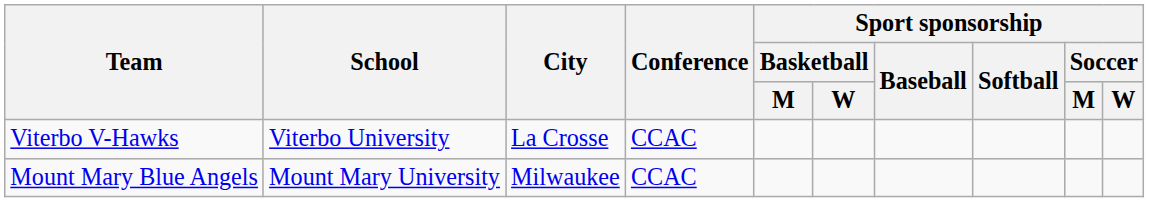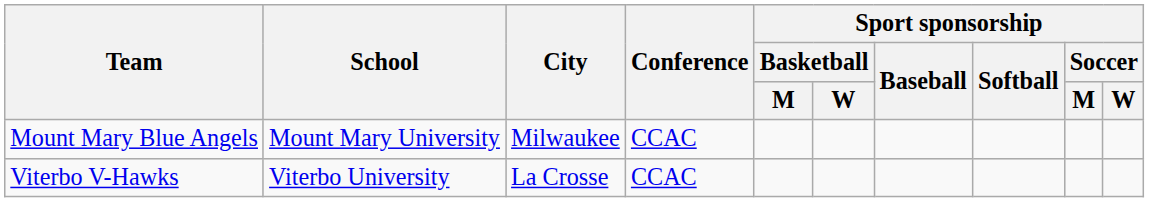rows swapped: (134, 176) <-> (94, 138)
